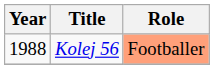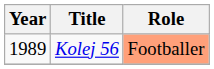(28, 49) 1988 -> (28, 49) 1989
